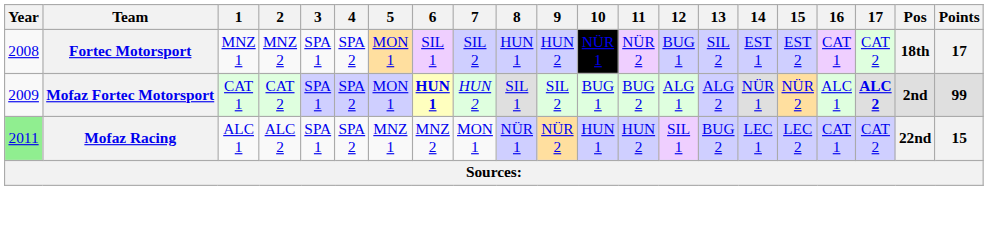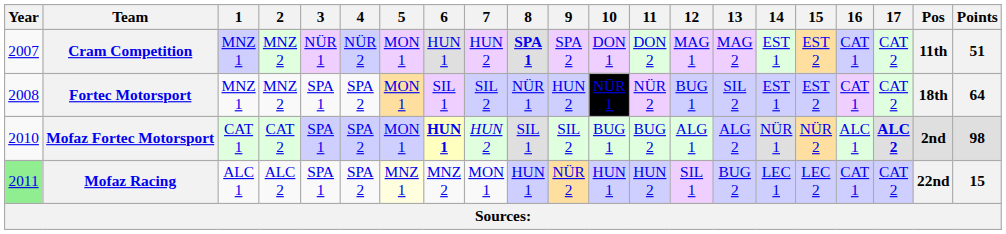+ row: (130, 51)
(517, 51) HUN 1 -> (528, 94) NÜR 1
(959, 51) 17 -> (977, 94) 64
(24, 94) 2009 -> (24, 138) 2010
(959, 94) 99 -> (977, 138) 98
(390, 138) no background -> (402, 181) lightyellow background
(517, 138) NÜR 1 -> (528, 181) HUN 1
